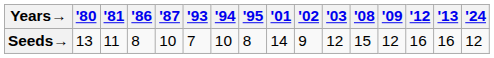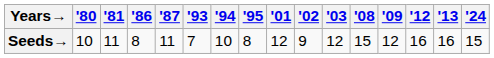(84, 41) 13 -> (84, 41) 10
(168, 41) 10 -> (167, 41) 11
(279, 41) 14 -> (279, 41) 12
(474, 41) 12 -> (474, 41) 15
